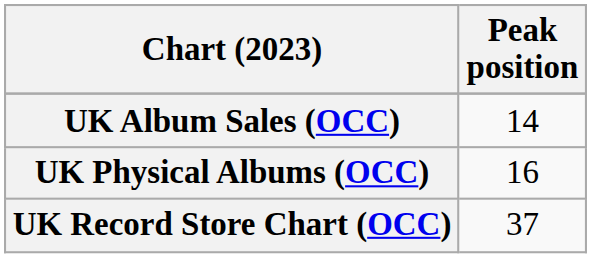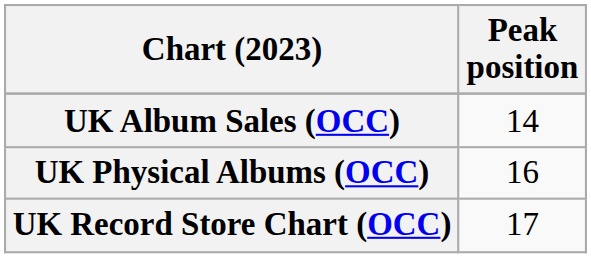(522, 224) 37 -> (522, 224) 17
